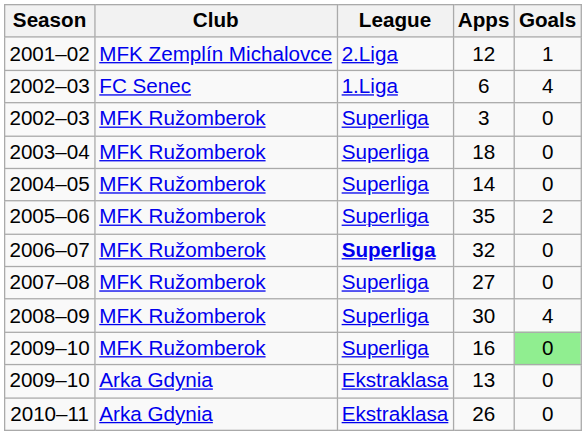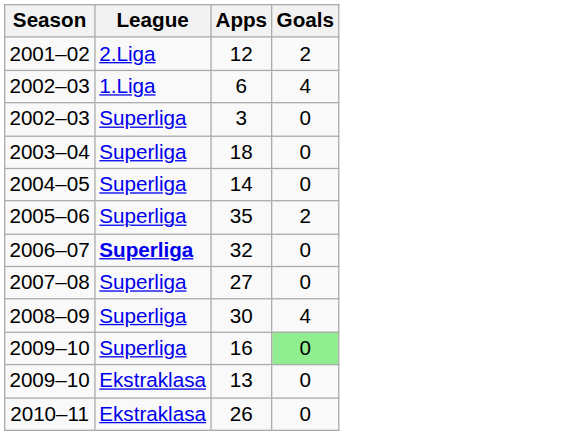- column: (216, 20)
(548, 53) 1 -> (305, 53) 2
